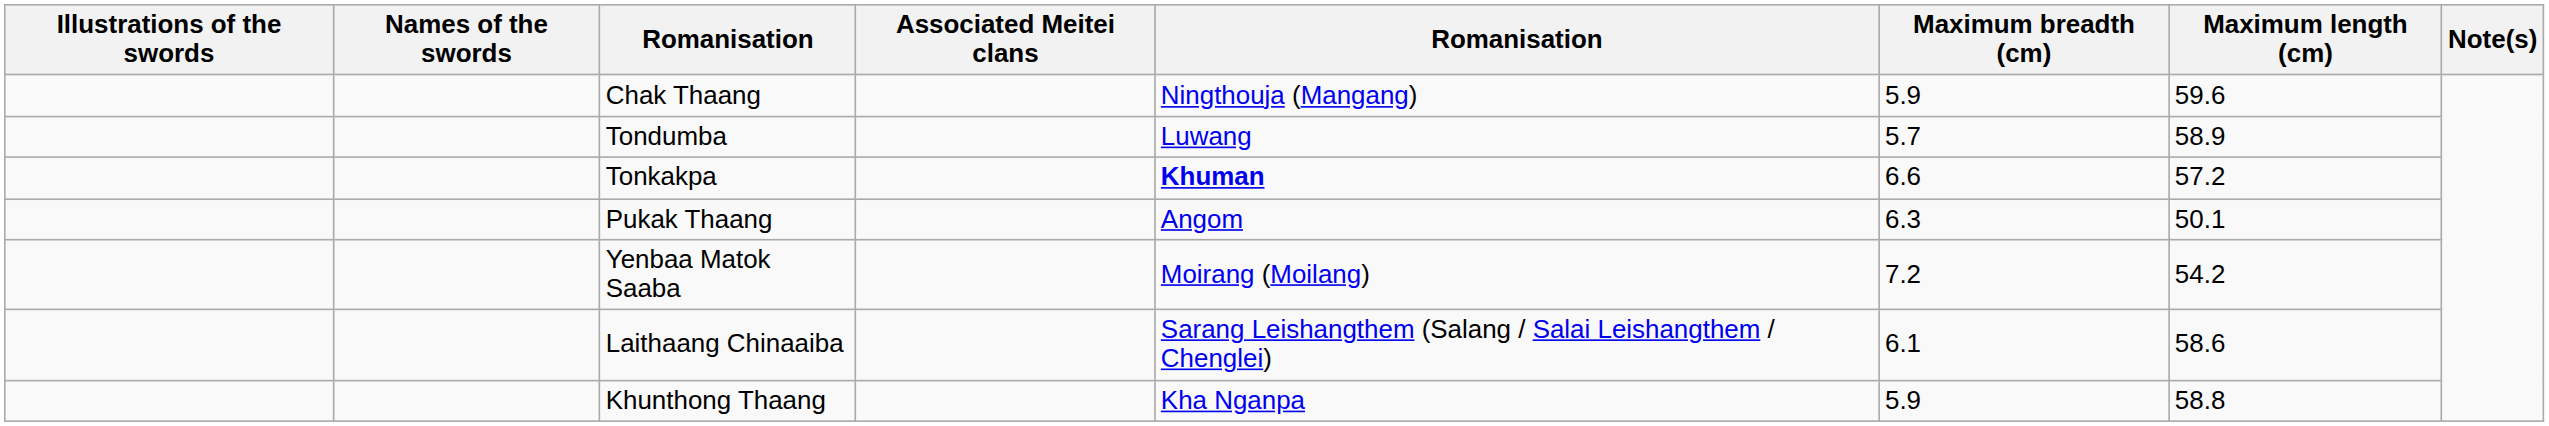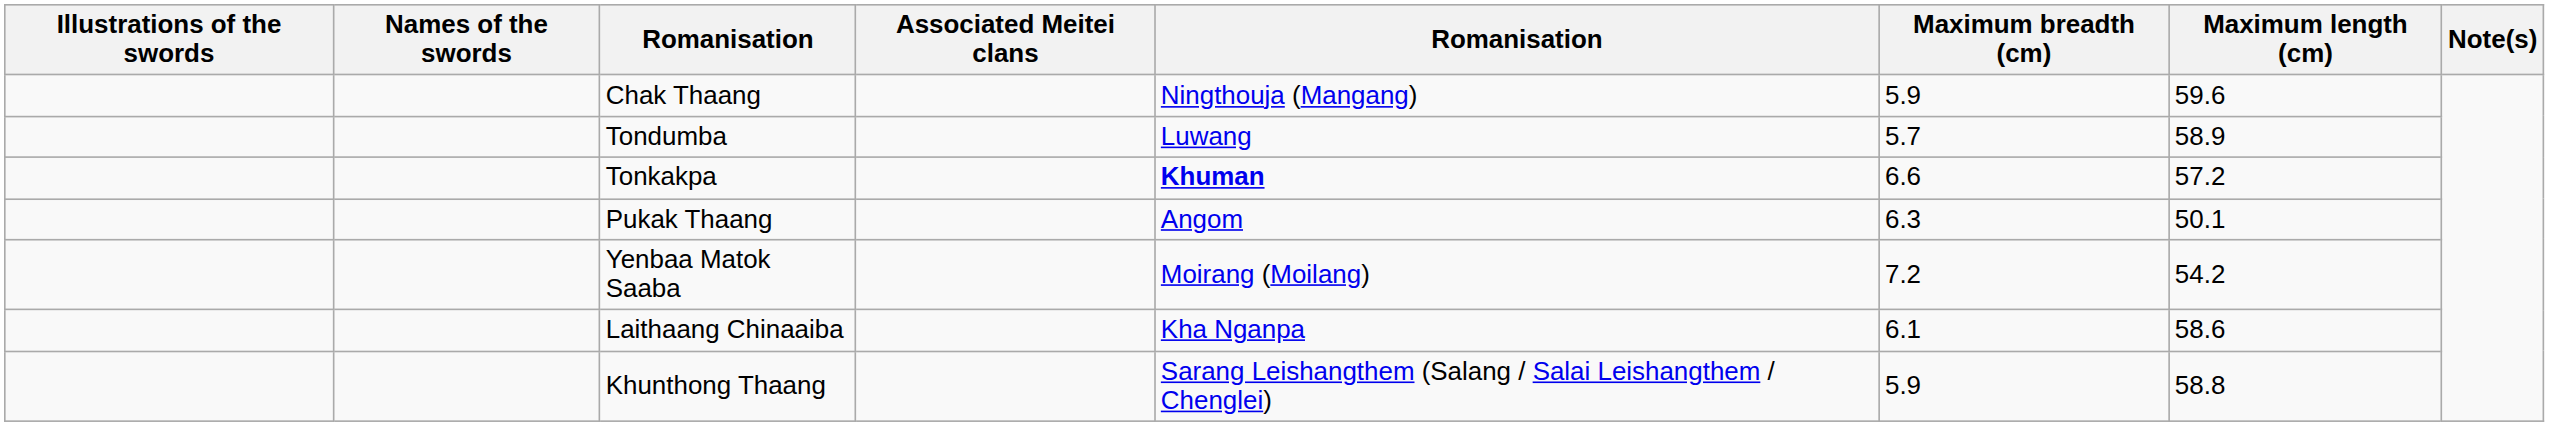(1468, 344) Sarang Leishangthem (Salang / Salai Leishangthem / Chenglei) -> (1233, 330) Kha Nganpa
(1233, 400) Kha Nganpa -> (1468, 385) Sarang Leishangthem (Salang / Salai Leishangthem / Chenglei)
